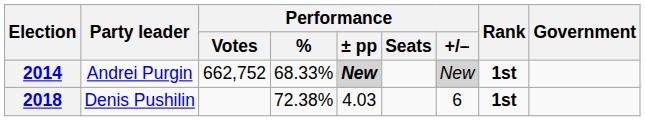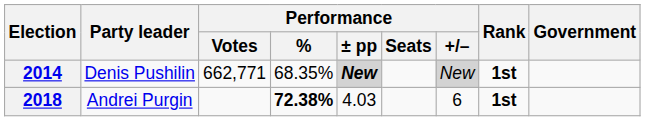(140, 73) Andrei Purgin -> (140, 73) Denis Pushilin
(235, 73) 662,752 -> (235, 73) 662,771
(304, 73) 68.33% -> (304, 73) 68.35%
(140, 101) Denis Pushilin -> (140, 101) Andrei Purgin
(304, 101) normal -> (304, 101) bold
